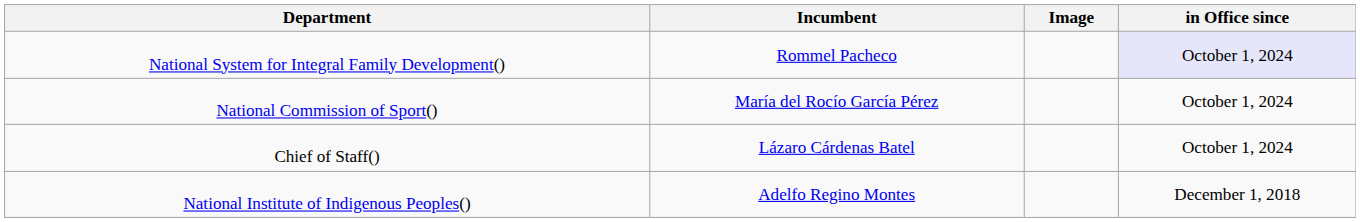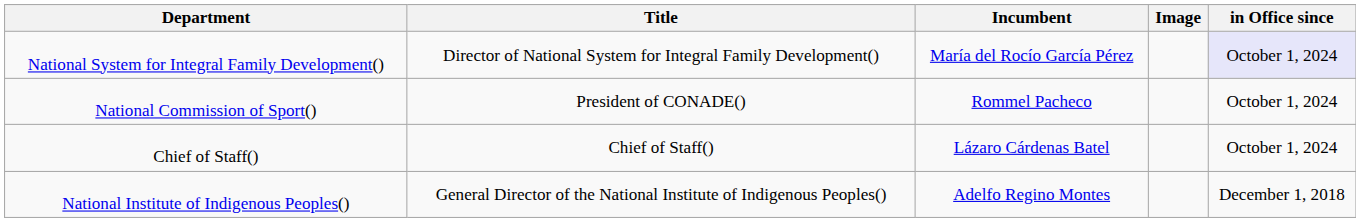+ column: (661, 18)
(837, 54) Rommel Pacheco -> (1032, 54) María del Rocío García Pérez
(837, 101) María del Rocío García Pérez -> (1032, 101) Rommel Pacheco
